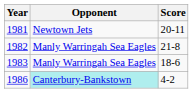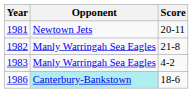(170, 63) 18-6 -> (168, 63) 4-2
(168, 79) 4-2 -> (170, 79) 18-6
